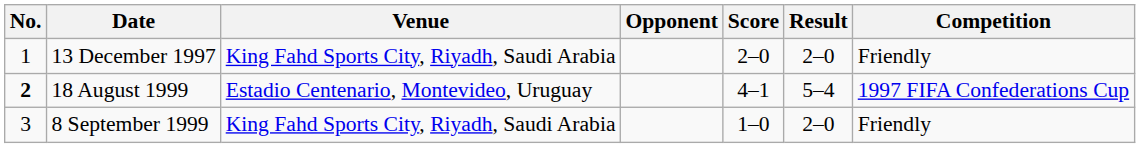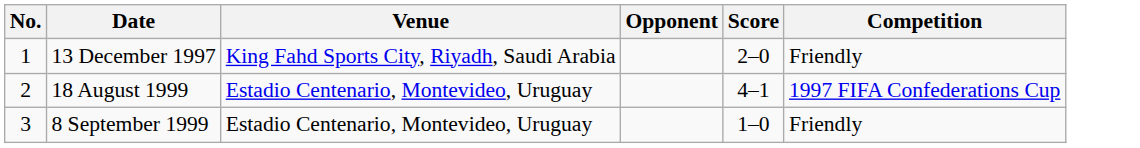- column: (818, 21)
(26, 90) bold -> (26, 90) normal
(421, 124) King Fahd Sports City, Riyadh, Saudi Arabia -> (409, 124) Estadio Centenario, Montevideo, Uruguay
